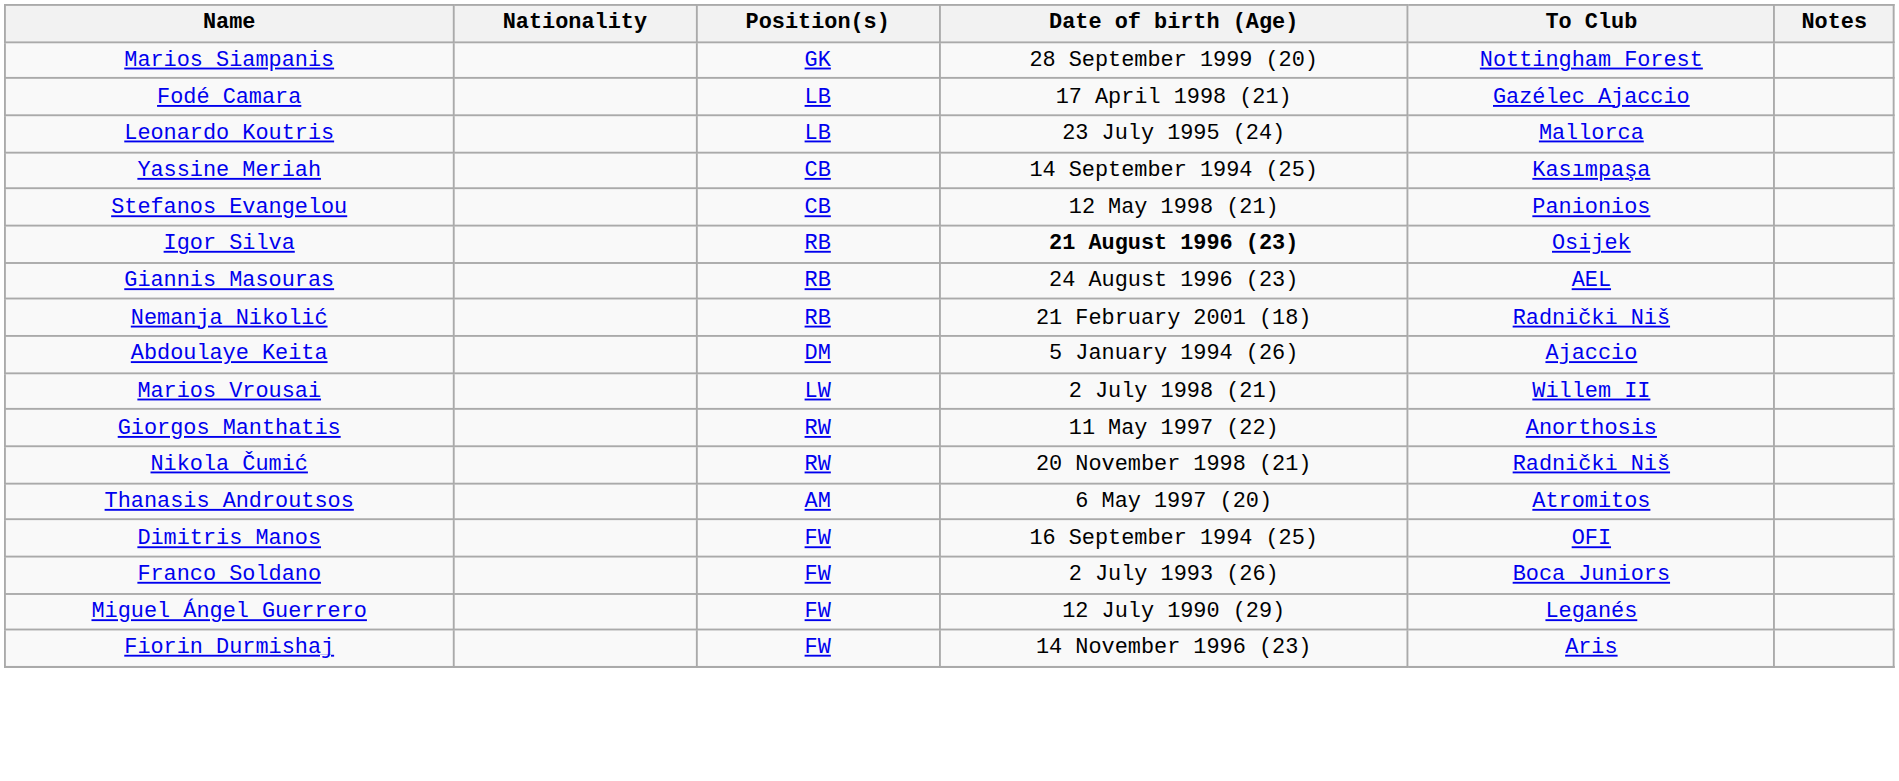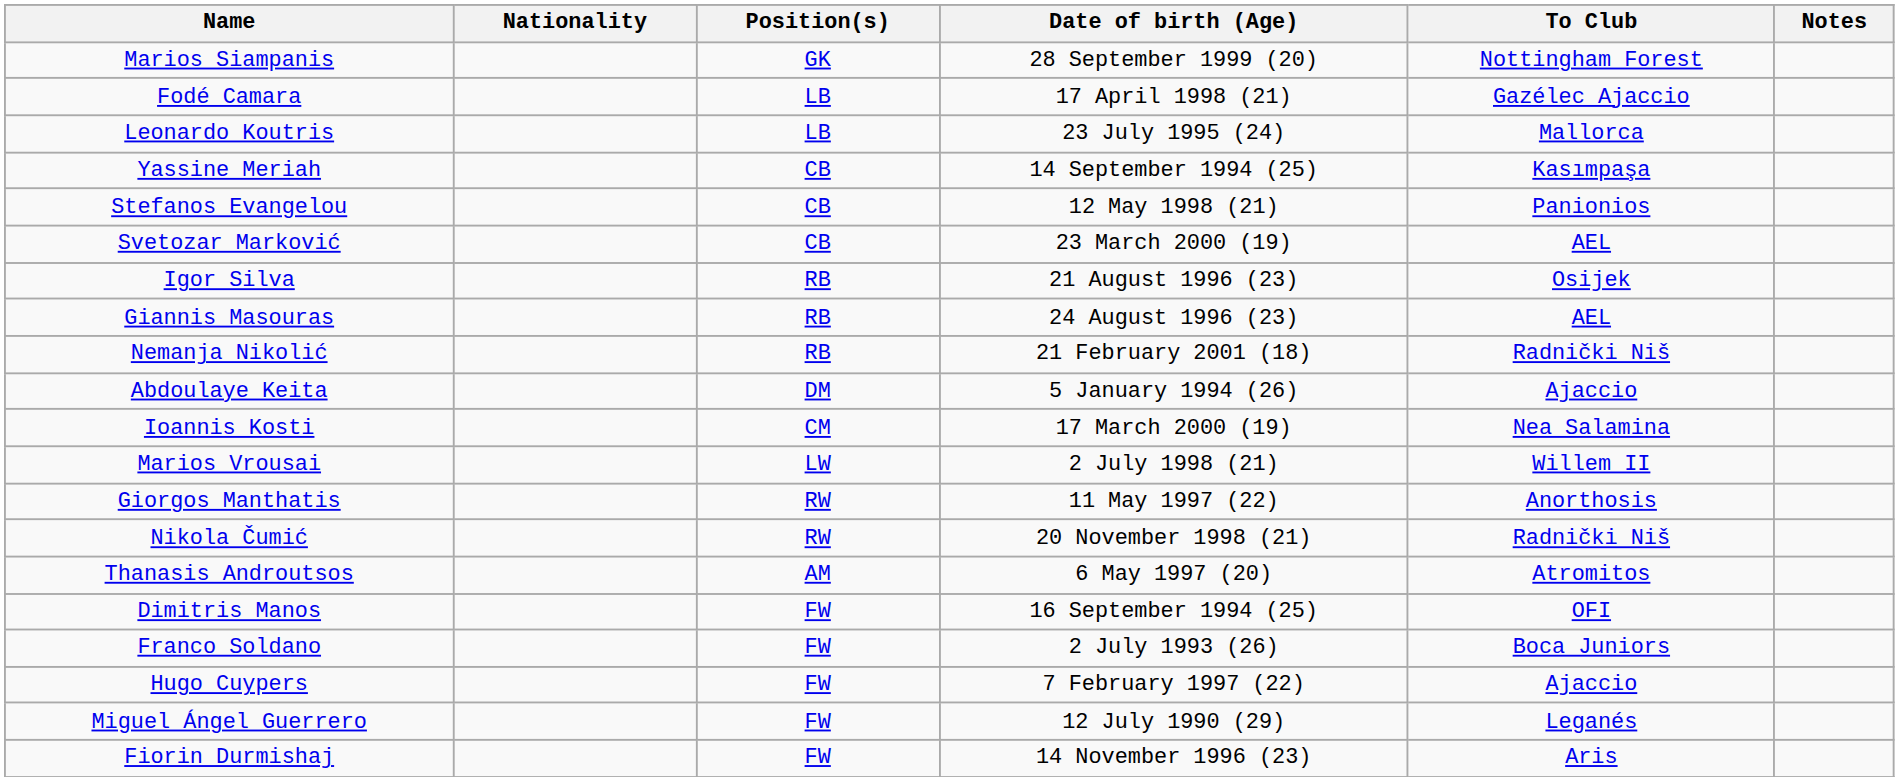+ row: (229, 244)
(1174, 244) bold -> (1174, 280) normal
+ row: (229, 427)
+ row: (229, 685)
